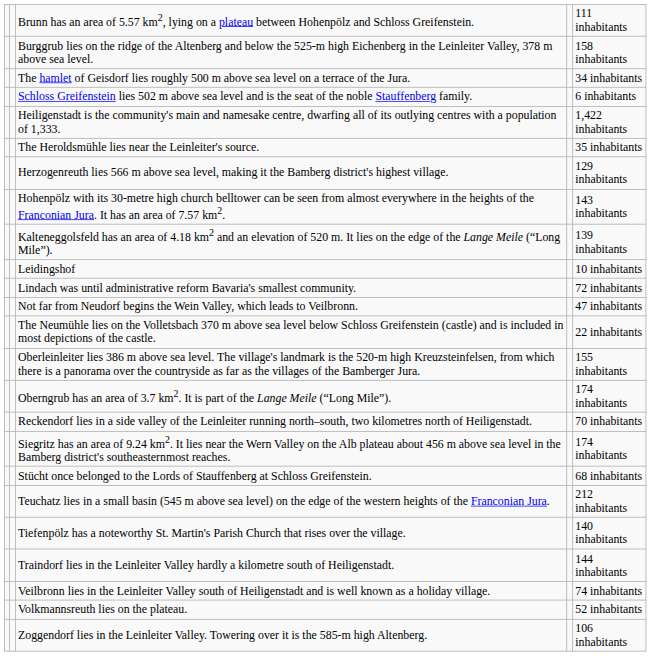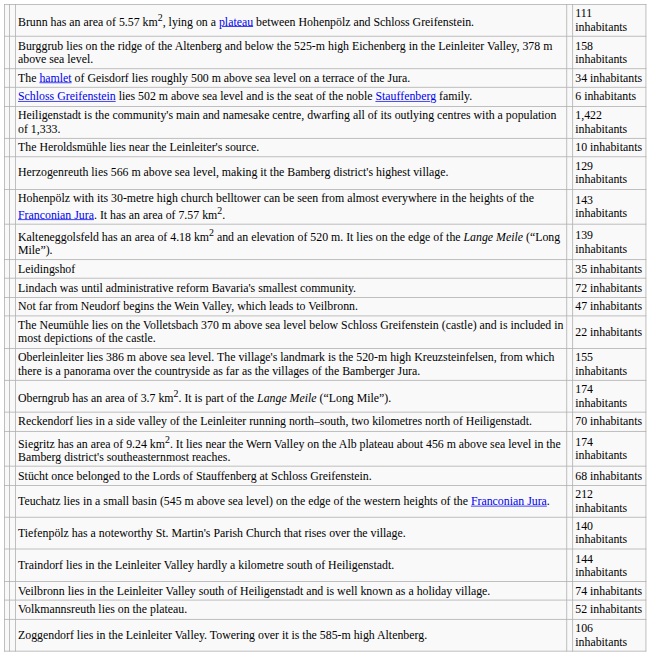(609, 147) 35 inhabitants -> (609, 147) 10 inhabitants
(609, 269) 10 inhabitants -> (609, 269) 35 inhabitants
